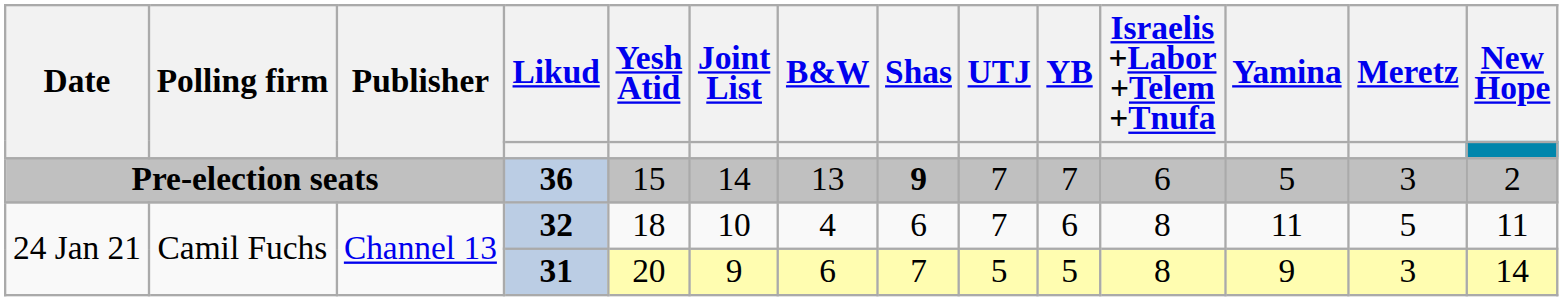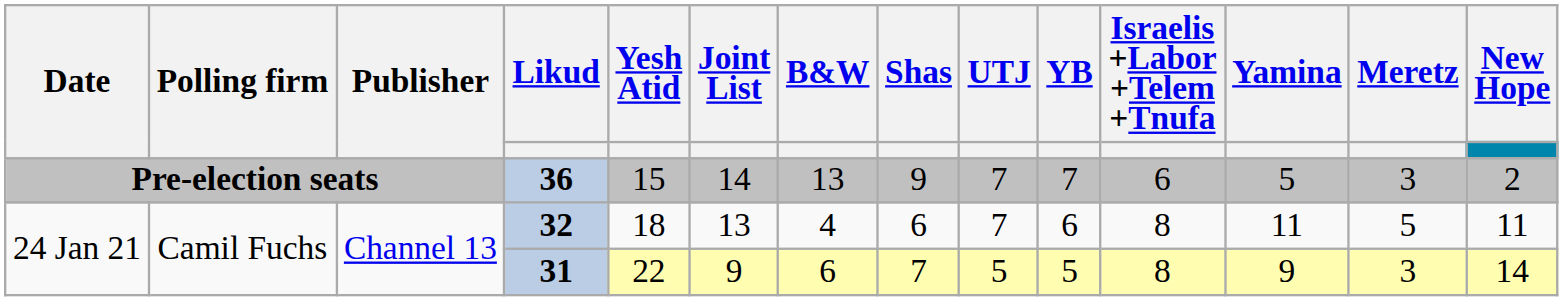(918, 179) bold -> (918, 179) normal
(734, 225) 10 -> (734, 225) 13
(649, 271) 20 -> (649, 271) 22
